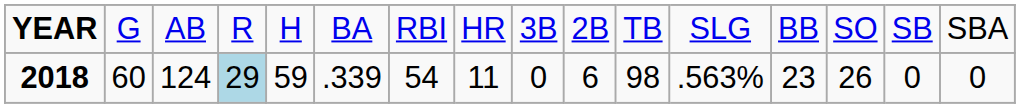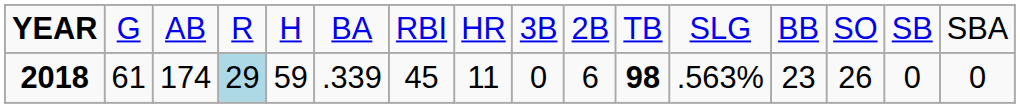(129, 77) 60 -> (129, 77) 61
(186, 77) 124 -> (186, 77) 174
(422, 77) 54 -> (422, 77) 45
(643, 77) normal -> (643, 77) bold
